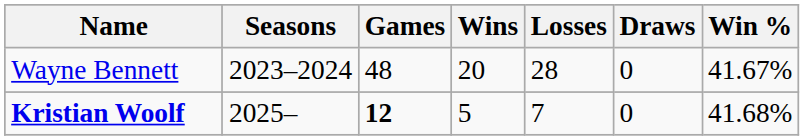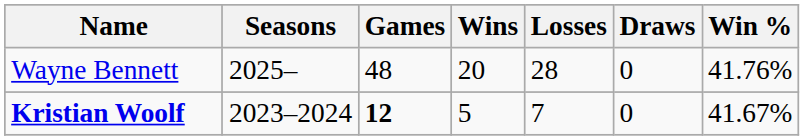(291, 69) 2023–2024 -> (263, 69) 2025–
(750, 69) 41.67% -> (750, 69) 41.76%
(263, 112) 2025– -> (291, 112) 2023–2024
(750, 112) 41.68% -> (750, 112) 41.67%
